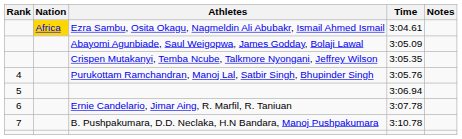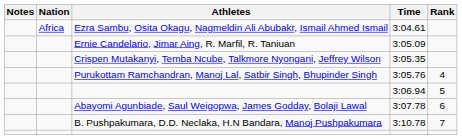columns swapped: (19, 12) <-> (441, 12)
(48, 28) gold background -> (51, 28) no background
(217, 43) Abayomi Agunbiade, Saul Weigopwa, James Godday, Bolaji Lawal -> (185, 43) Ernie Candelario, Jimar Aing, R. Marfil, R. Taniuan
(181, 106) Ernie Candelario, Jimar Aing, R. Marfil, R. Taniuan -> (220, 106) Abayomi Agunbiade, Saul Weigopwa, James Godday, Bolaji Lawal
